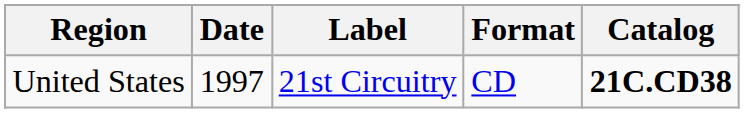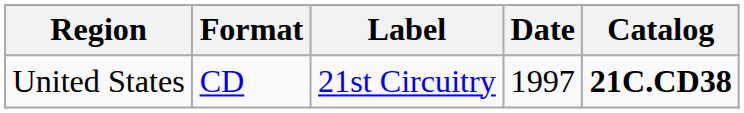columns swapped: (232, 30) <-> (523, 30)
